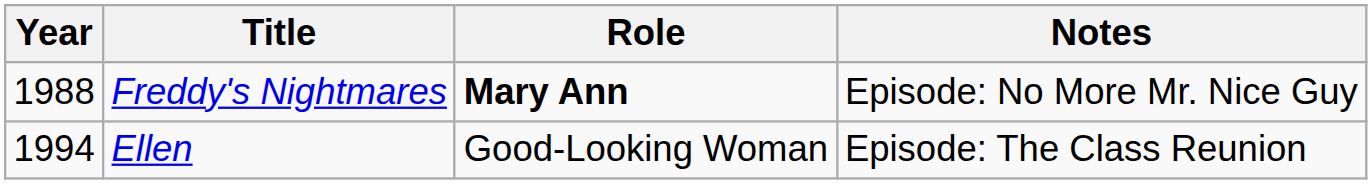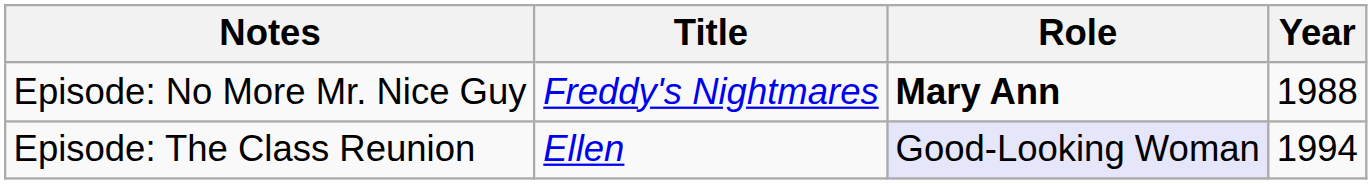columns swapped: (54, 33) <-> (1101, 33)
(646, 149) no background -> (1078, 149) lavender background
